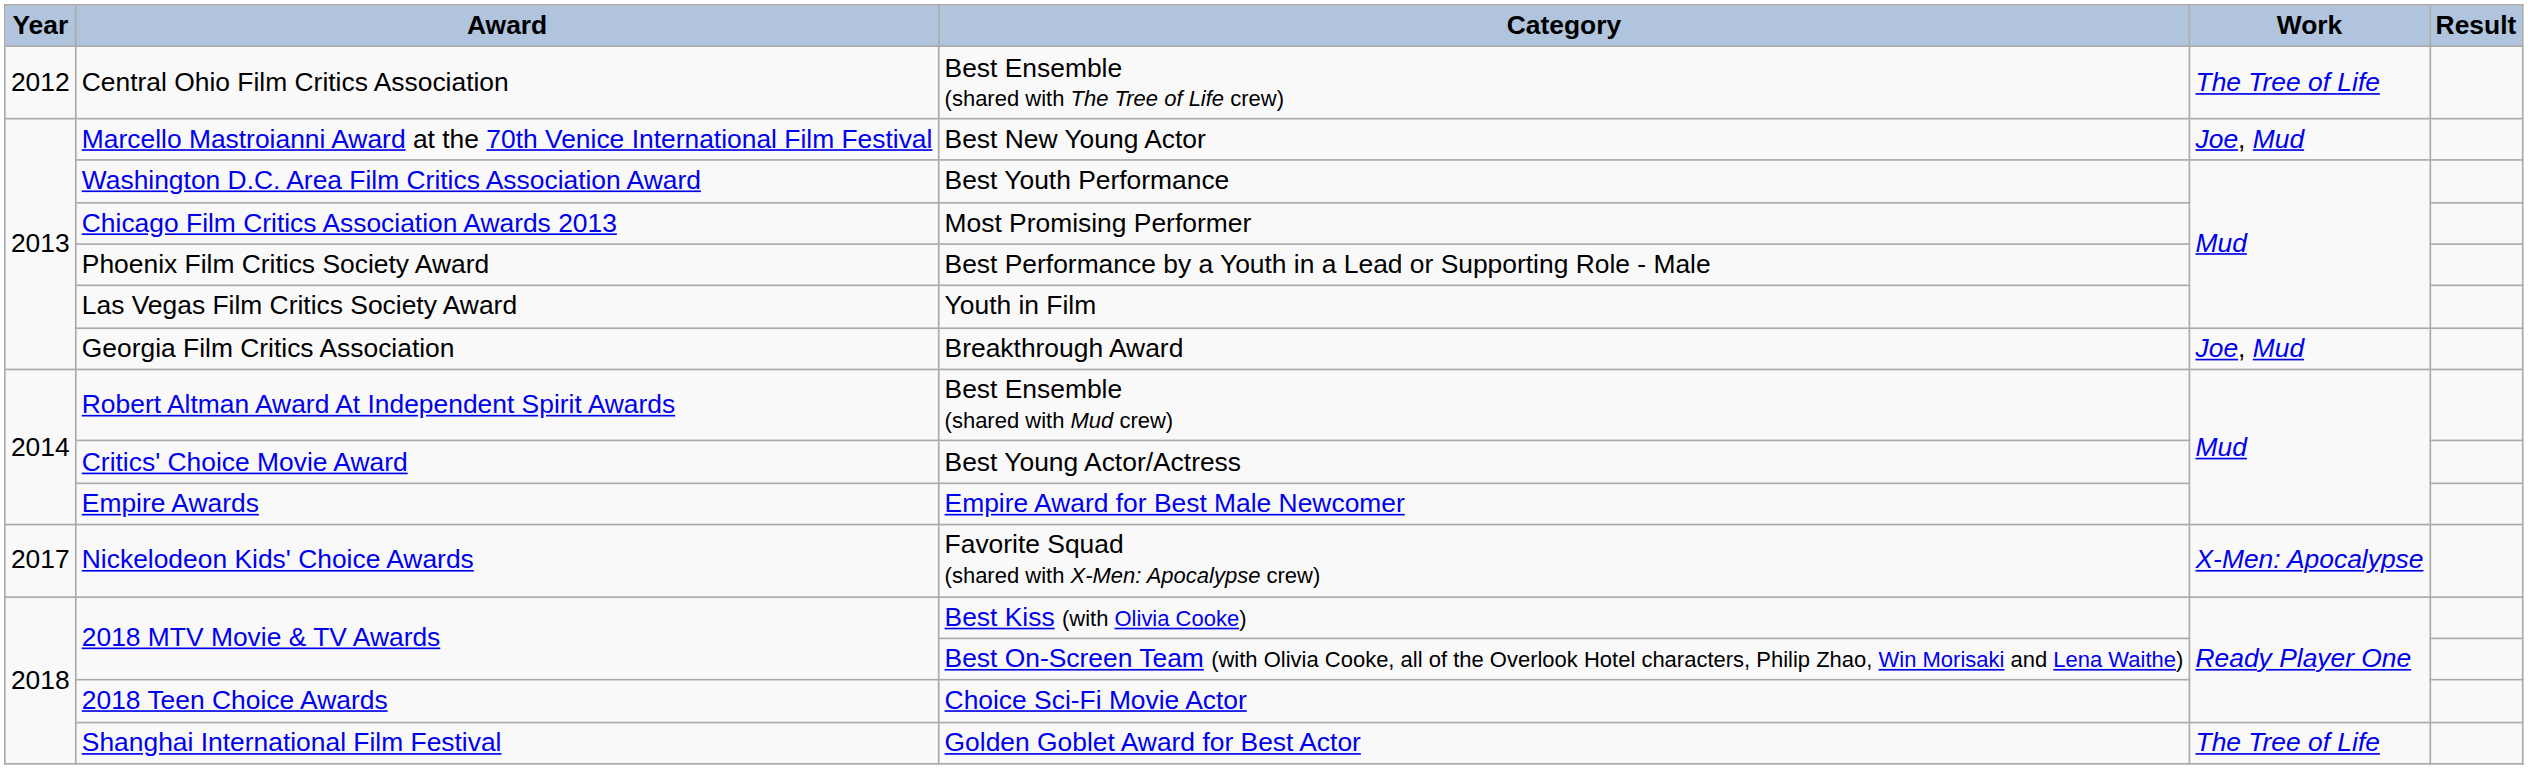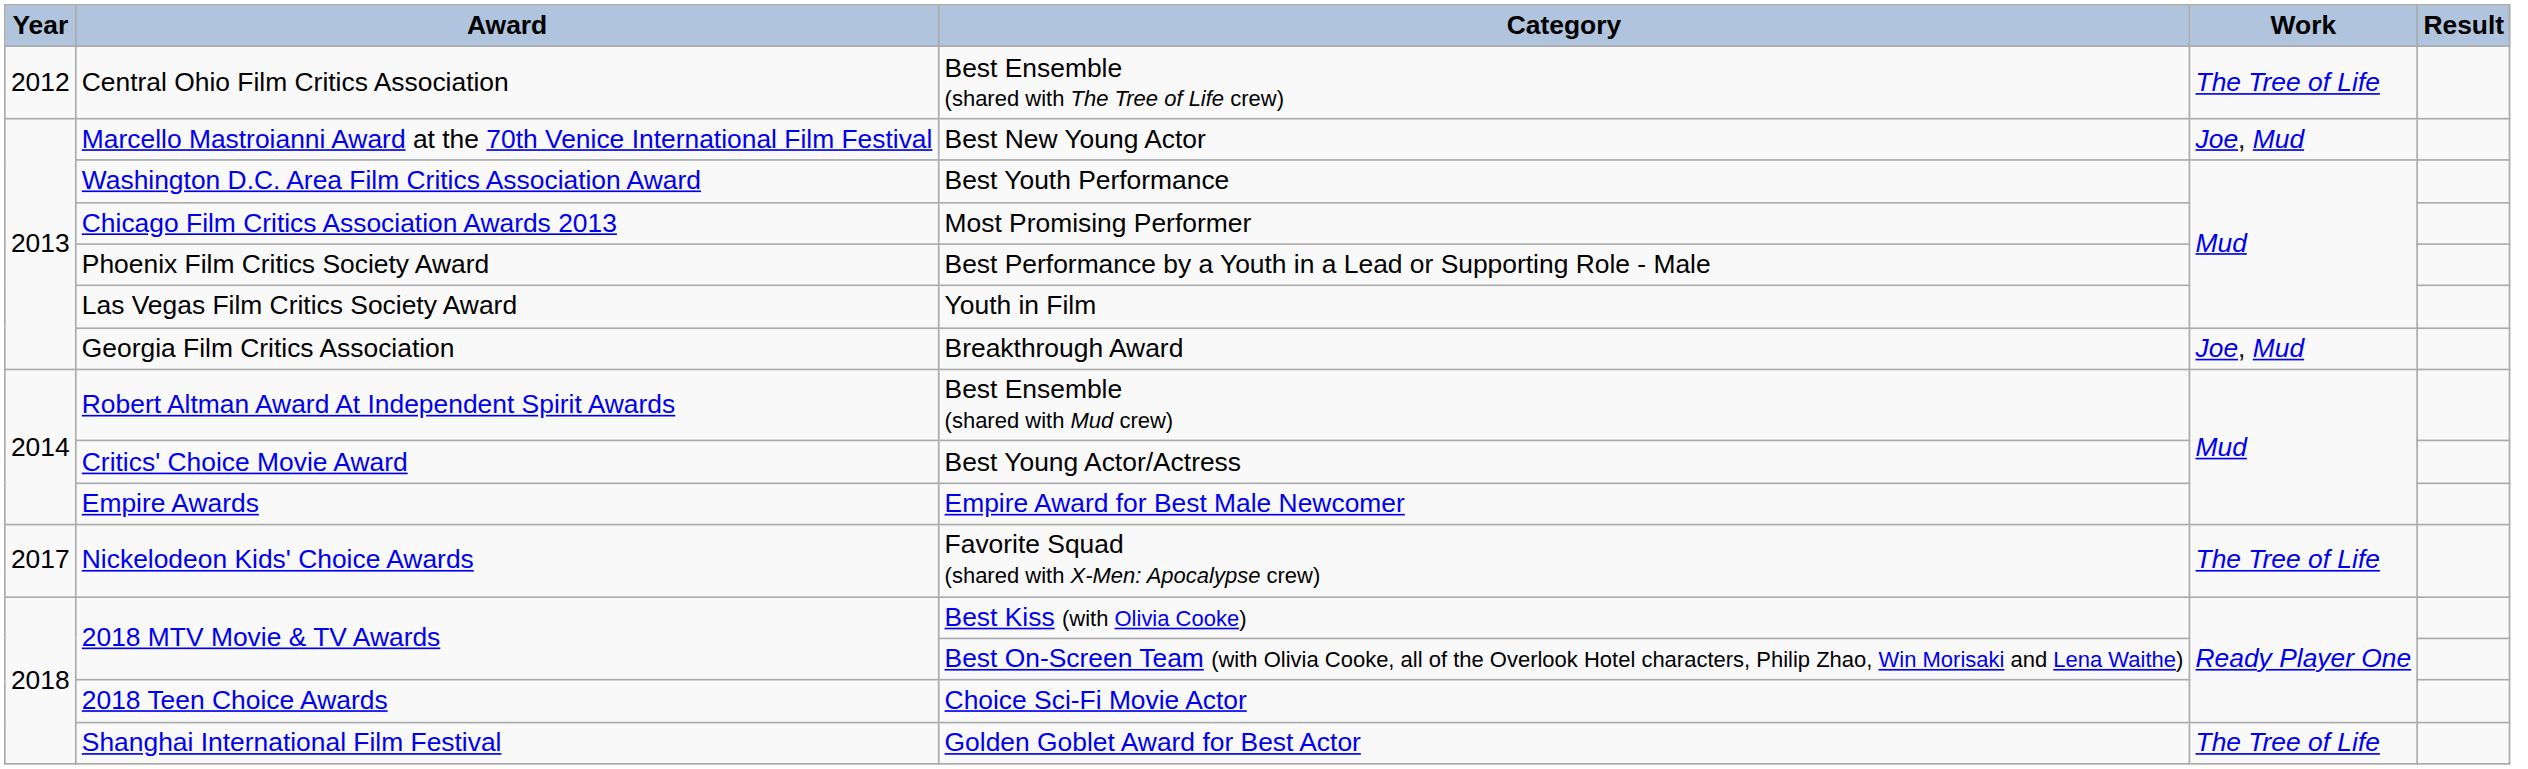(2309, 560) X-Men: Apocalypse -> (2288, 560) The Tree of Life
